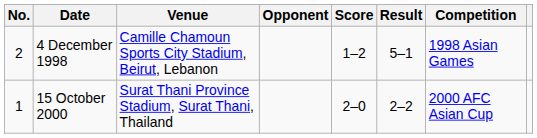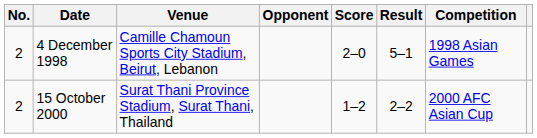(354, 53) 1–2 -> (354, 53) 2–0
(19, 106) 1 -> (19, 106) 2
(354, 106) 2–0 -> (354, 106) 1–2
